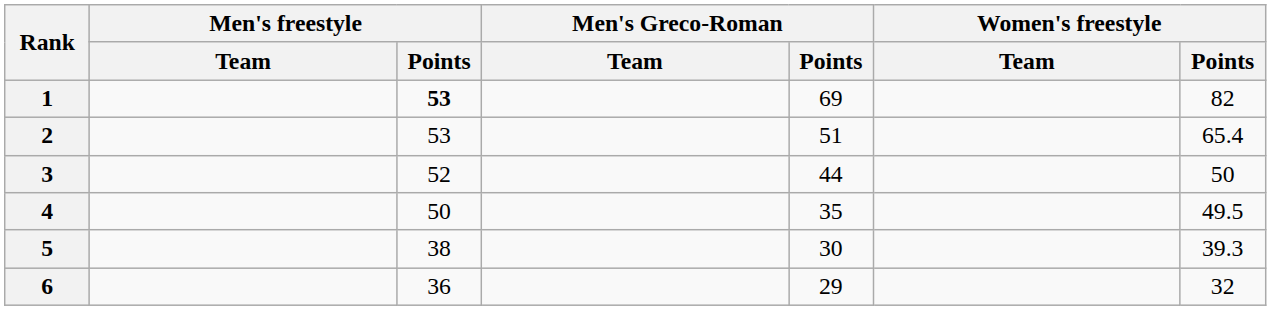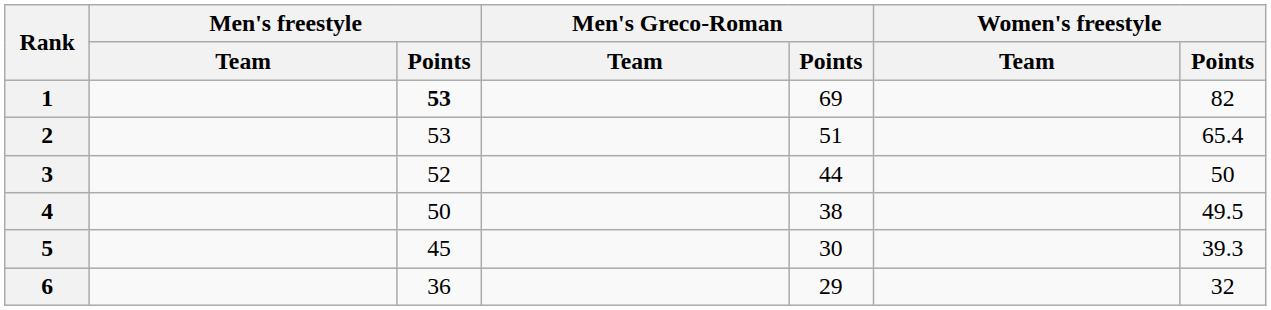(831, 211) 35 -> (831, 211) 38
(439, 248) 38 -> (439, 248) 45
